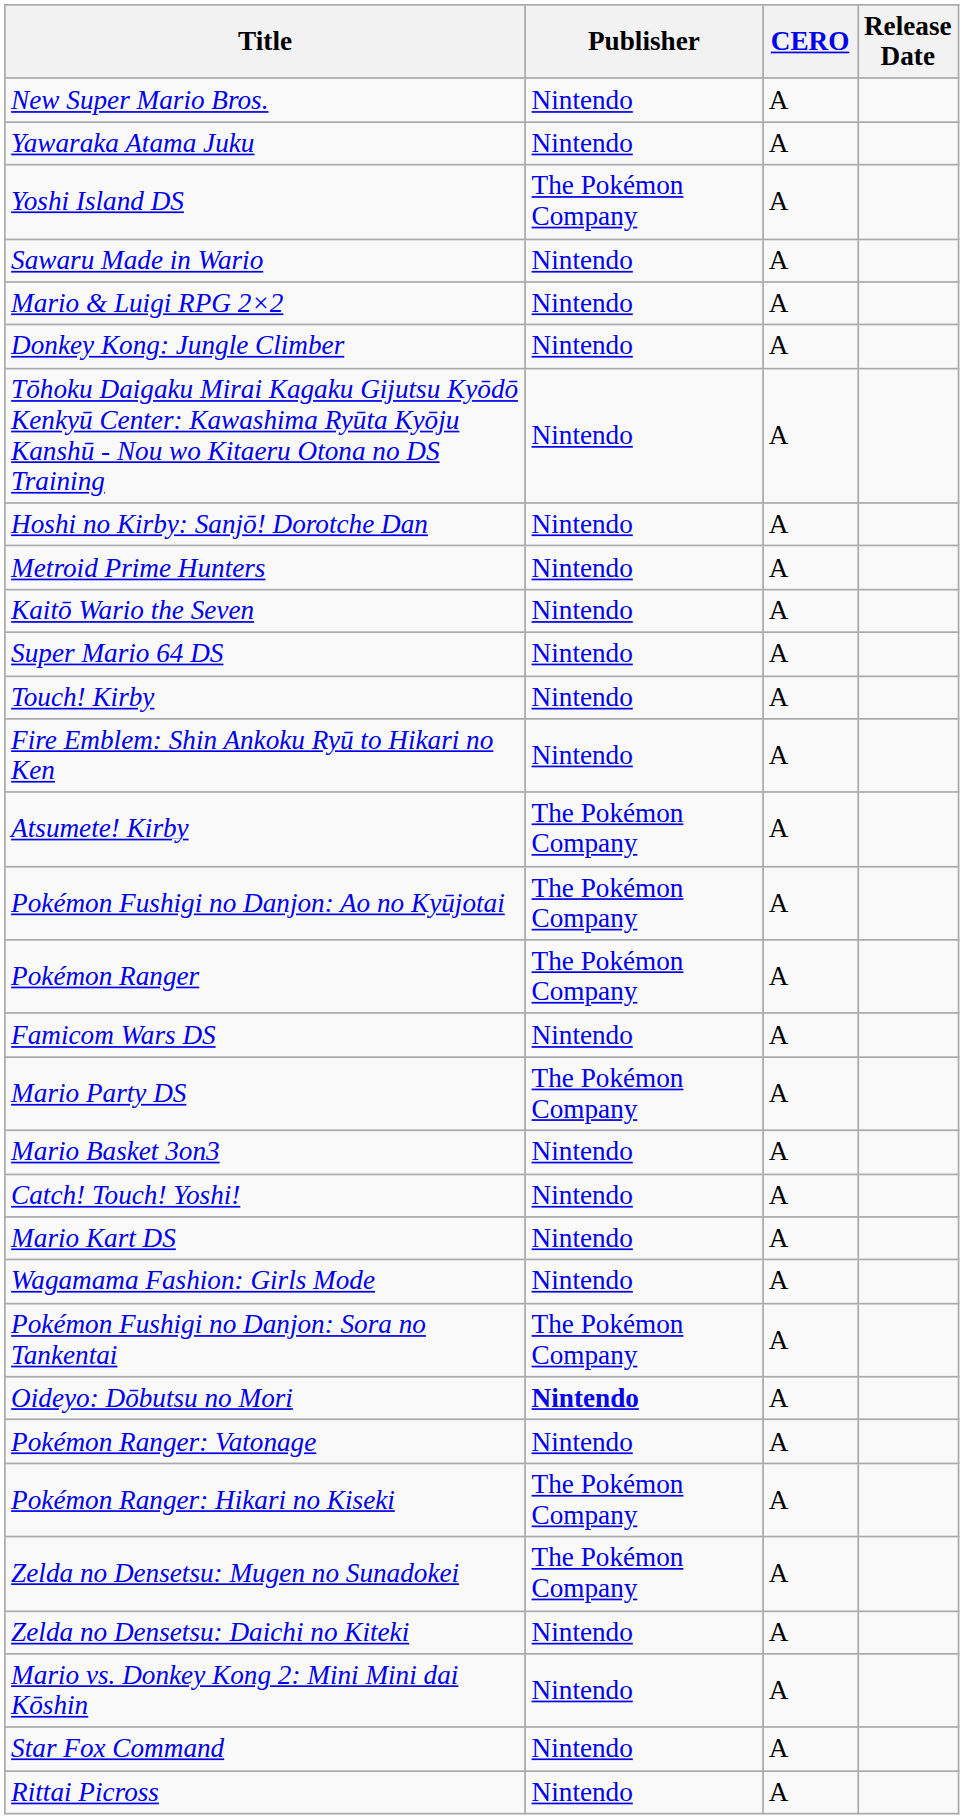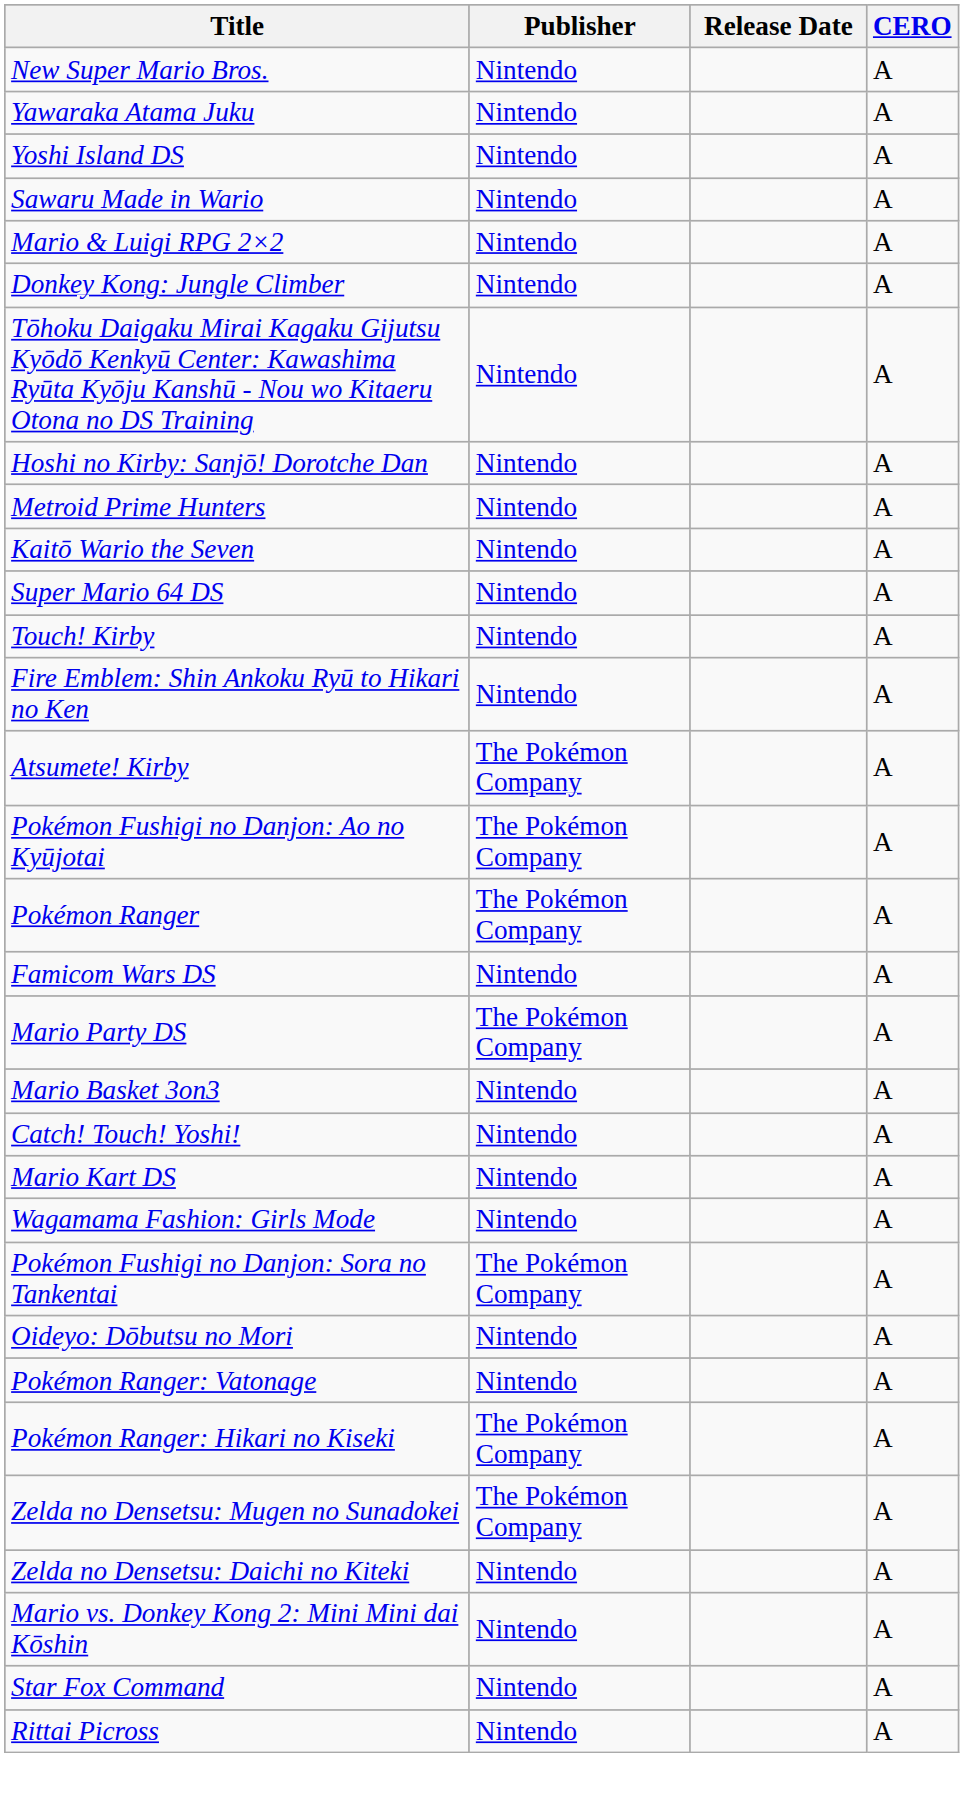columns swapped: (908, 41) <-> (810, 41)
(608, 201) The Pokémon Company -> (526, 155) Nintendo
(585, 1397) bold -> (526, 1336) normal
